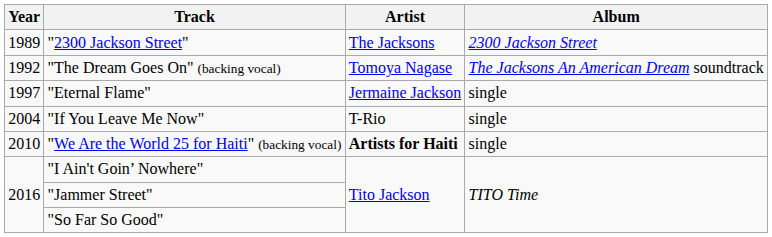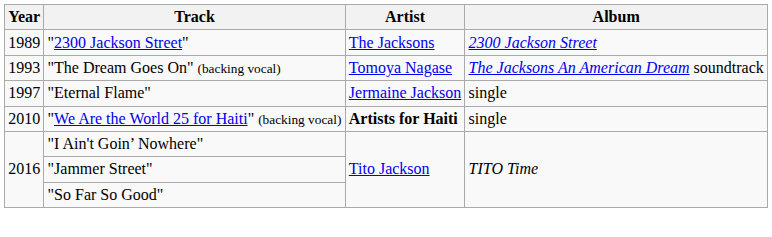(24, 67) 1992 -> (24, 67) 1993
- row: (126, 118)
